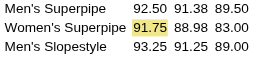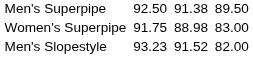(150, 27) khaki background -> (150, 27) no background
(150, 46) 93.25 -> (150, 46) 93.23
(191, 46) 91.25 -> (191, 46) 91.52
(232, 46) 89.00 -> (232, 46) 82.00
